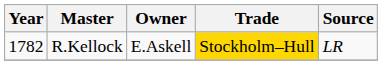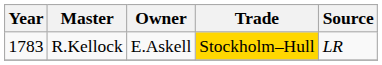(26, 45) 1782 -> (26, 45) 1783
